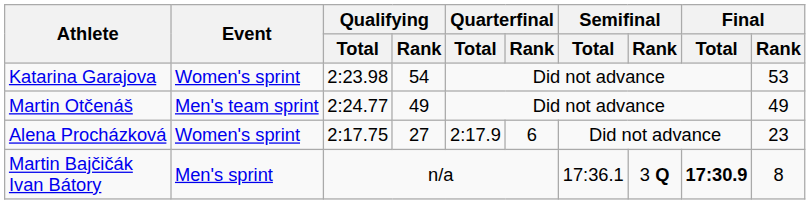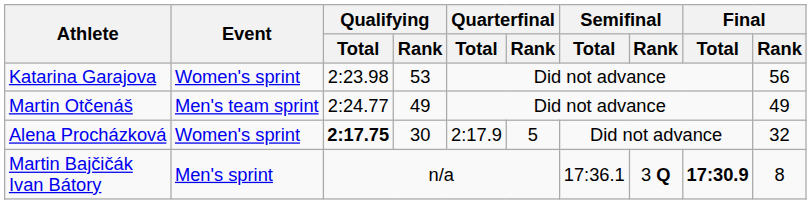(419, 77) 54 -> (420, 77) 53
(778, 77) 53 -> (779, 77) 56
(358, 135) normal -> (358, 135) bold
(419, 135) 27 -> (420, 135) 30
(532, 135) 6 -> (533, 135) 5
(778, 135) 23 -> (779, 135) 32
